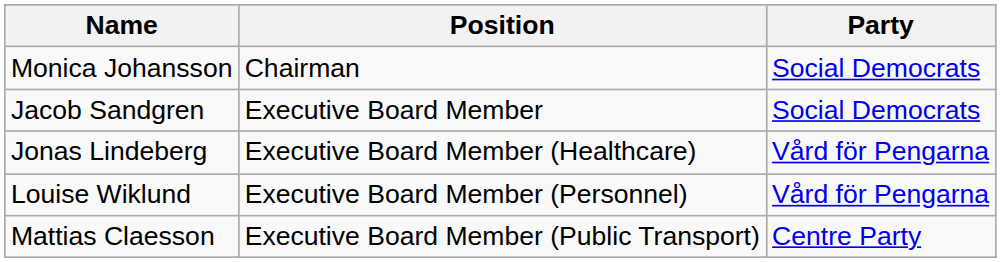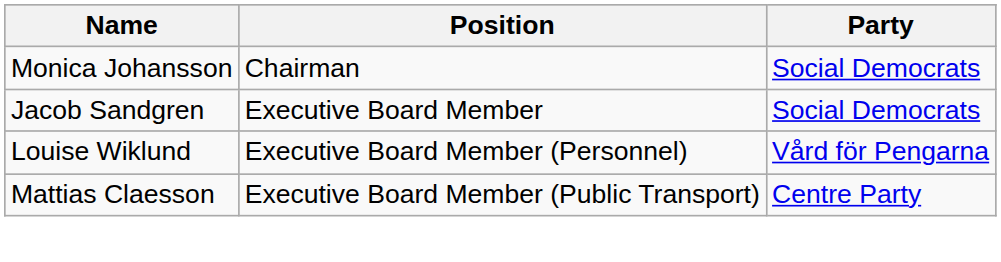- row: (109, 151)
